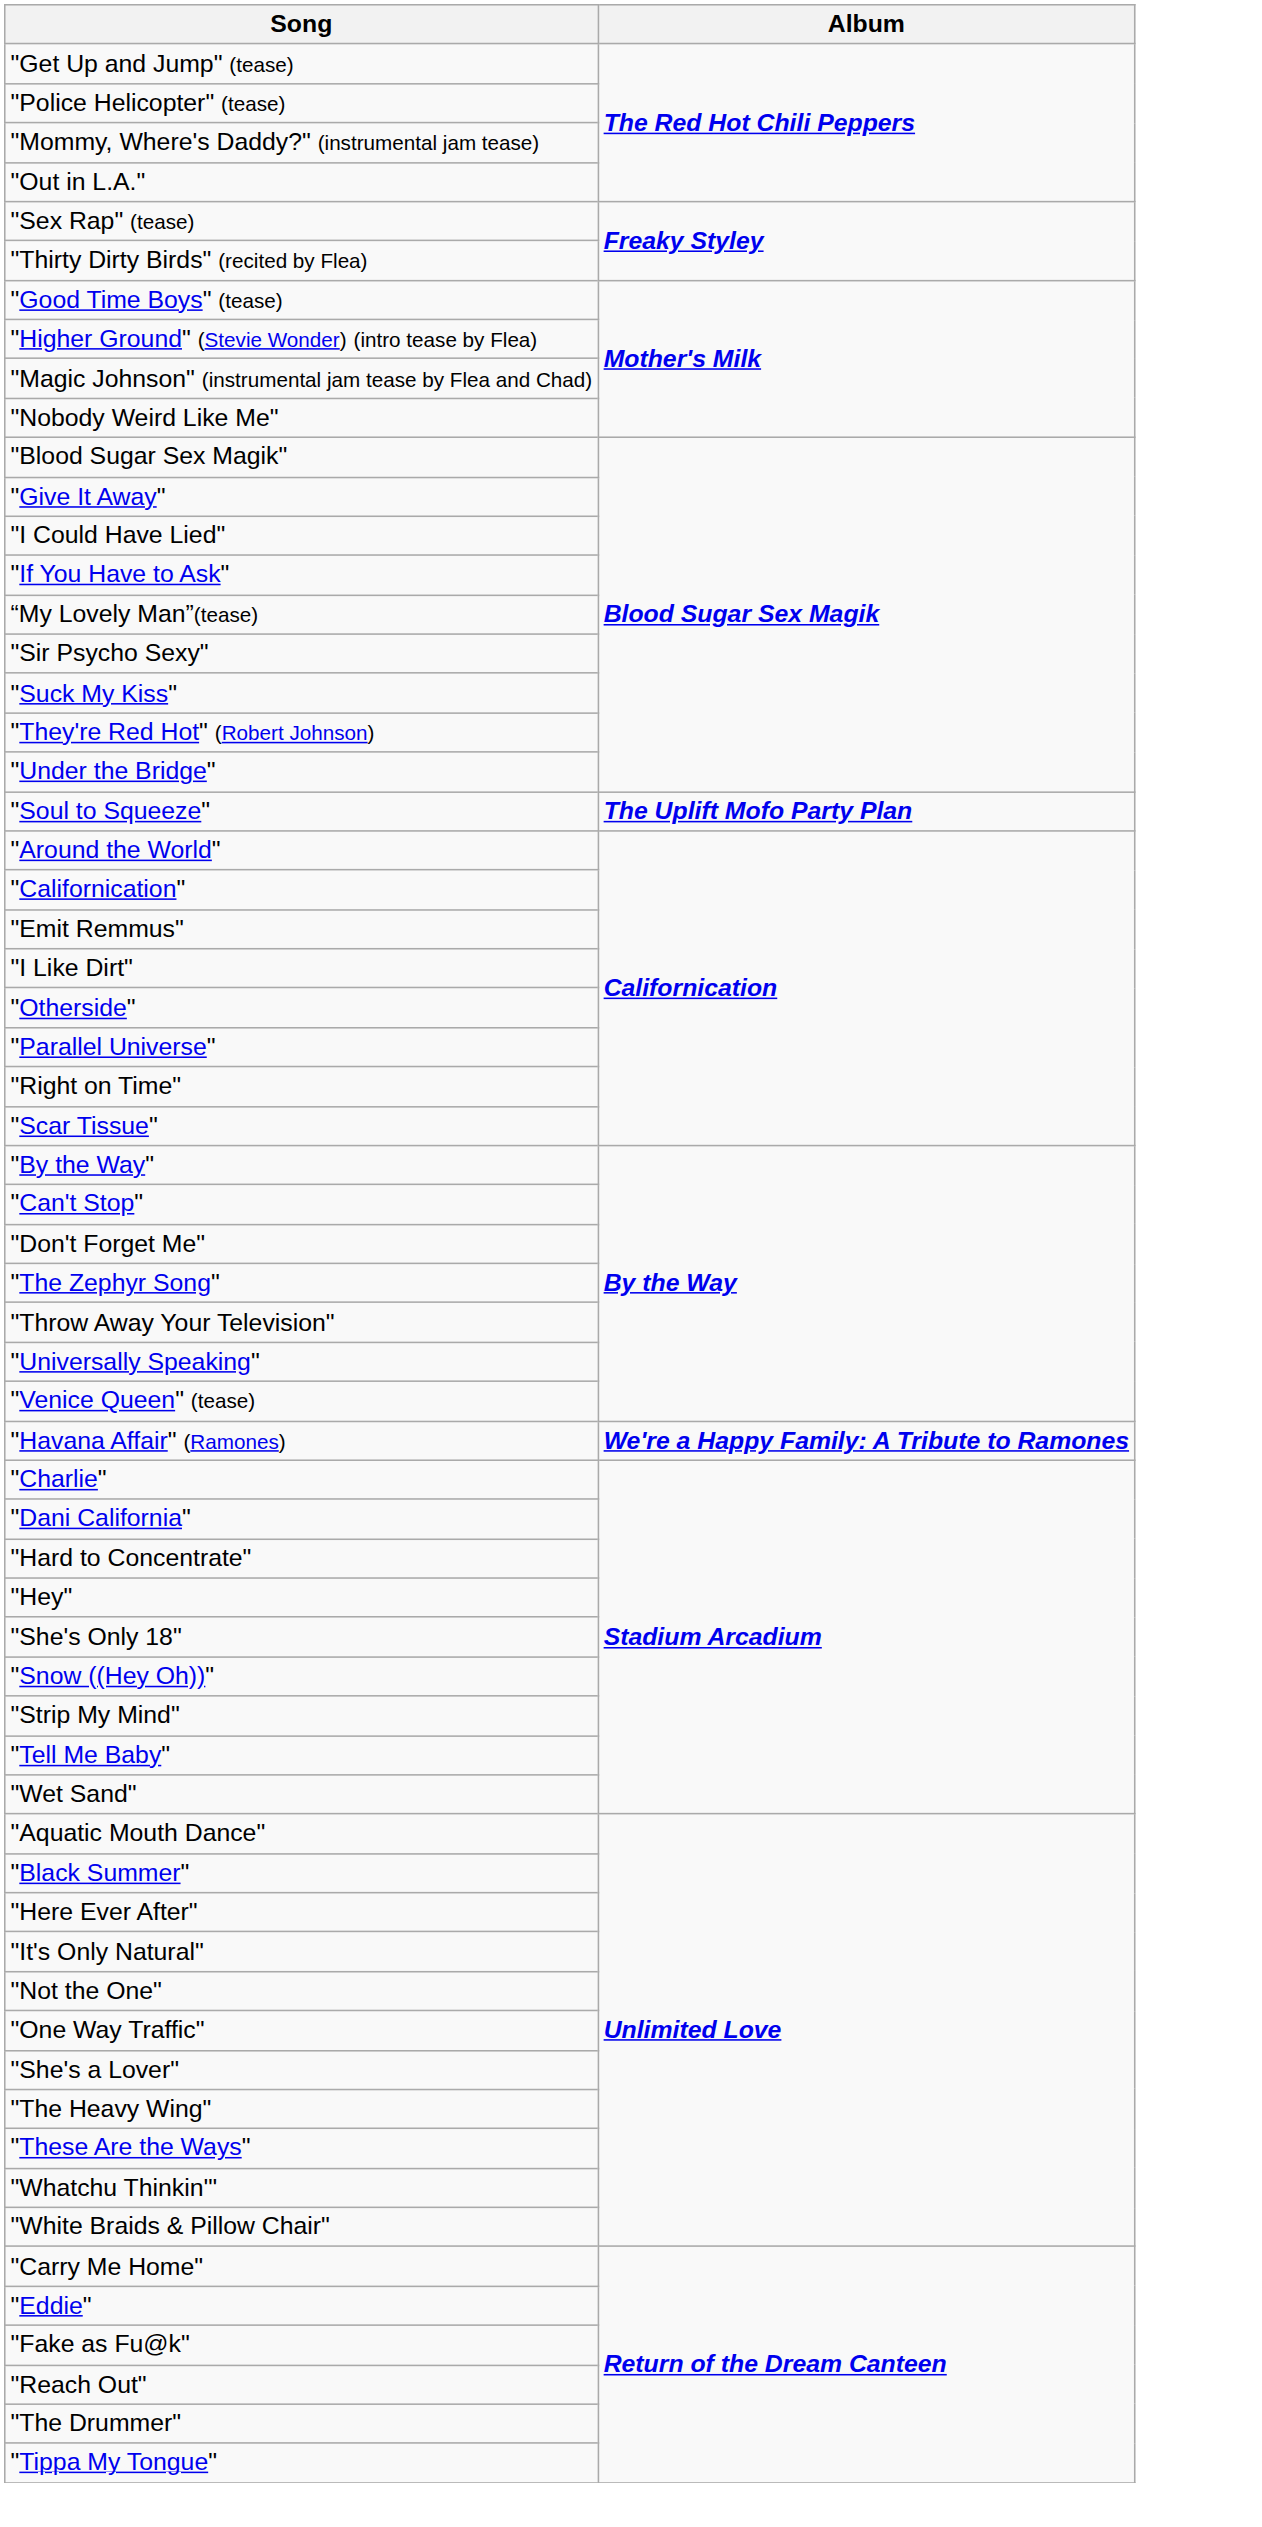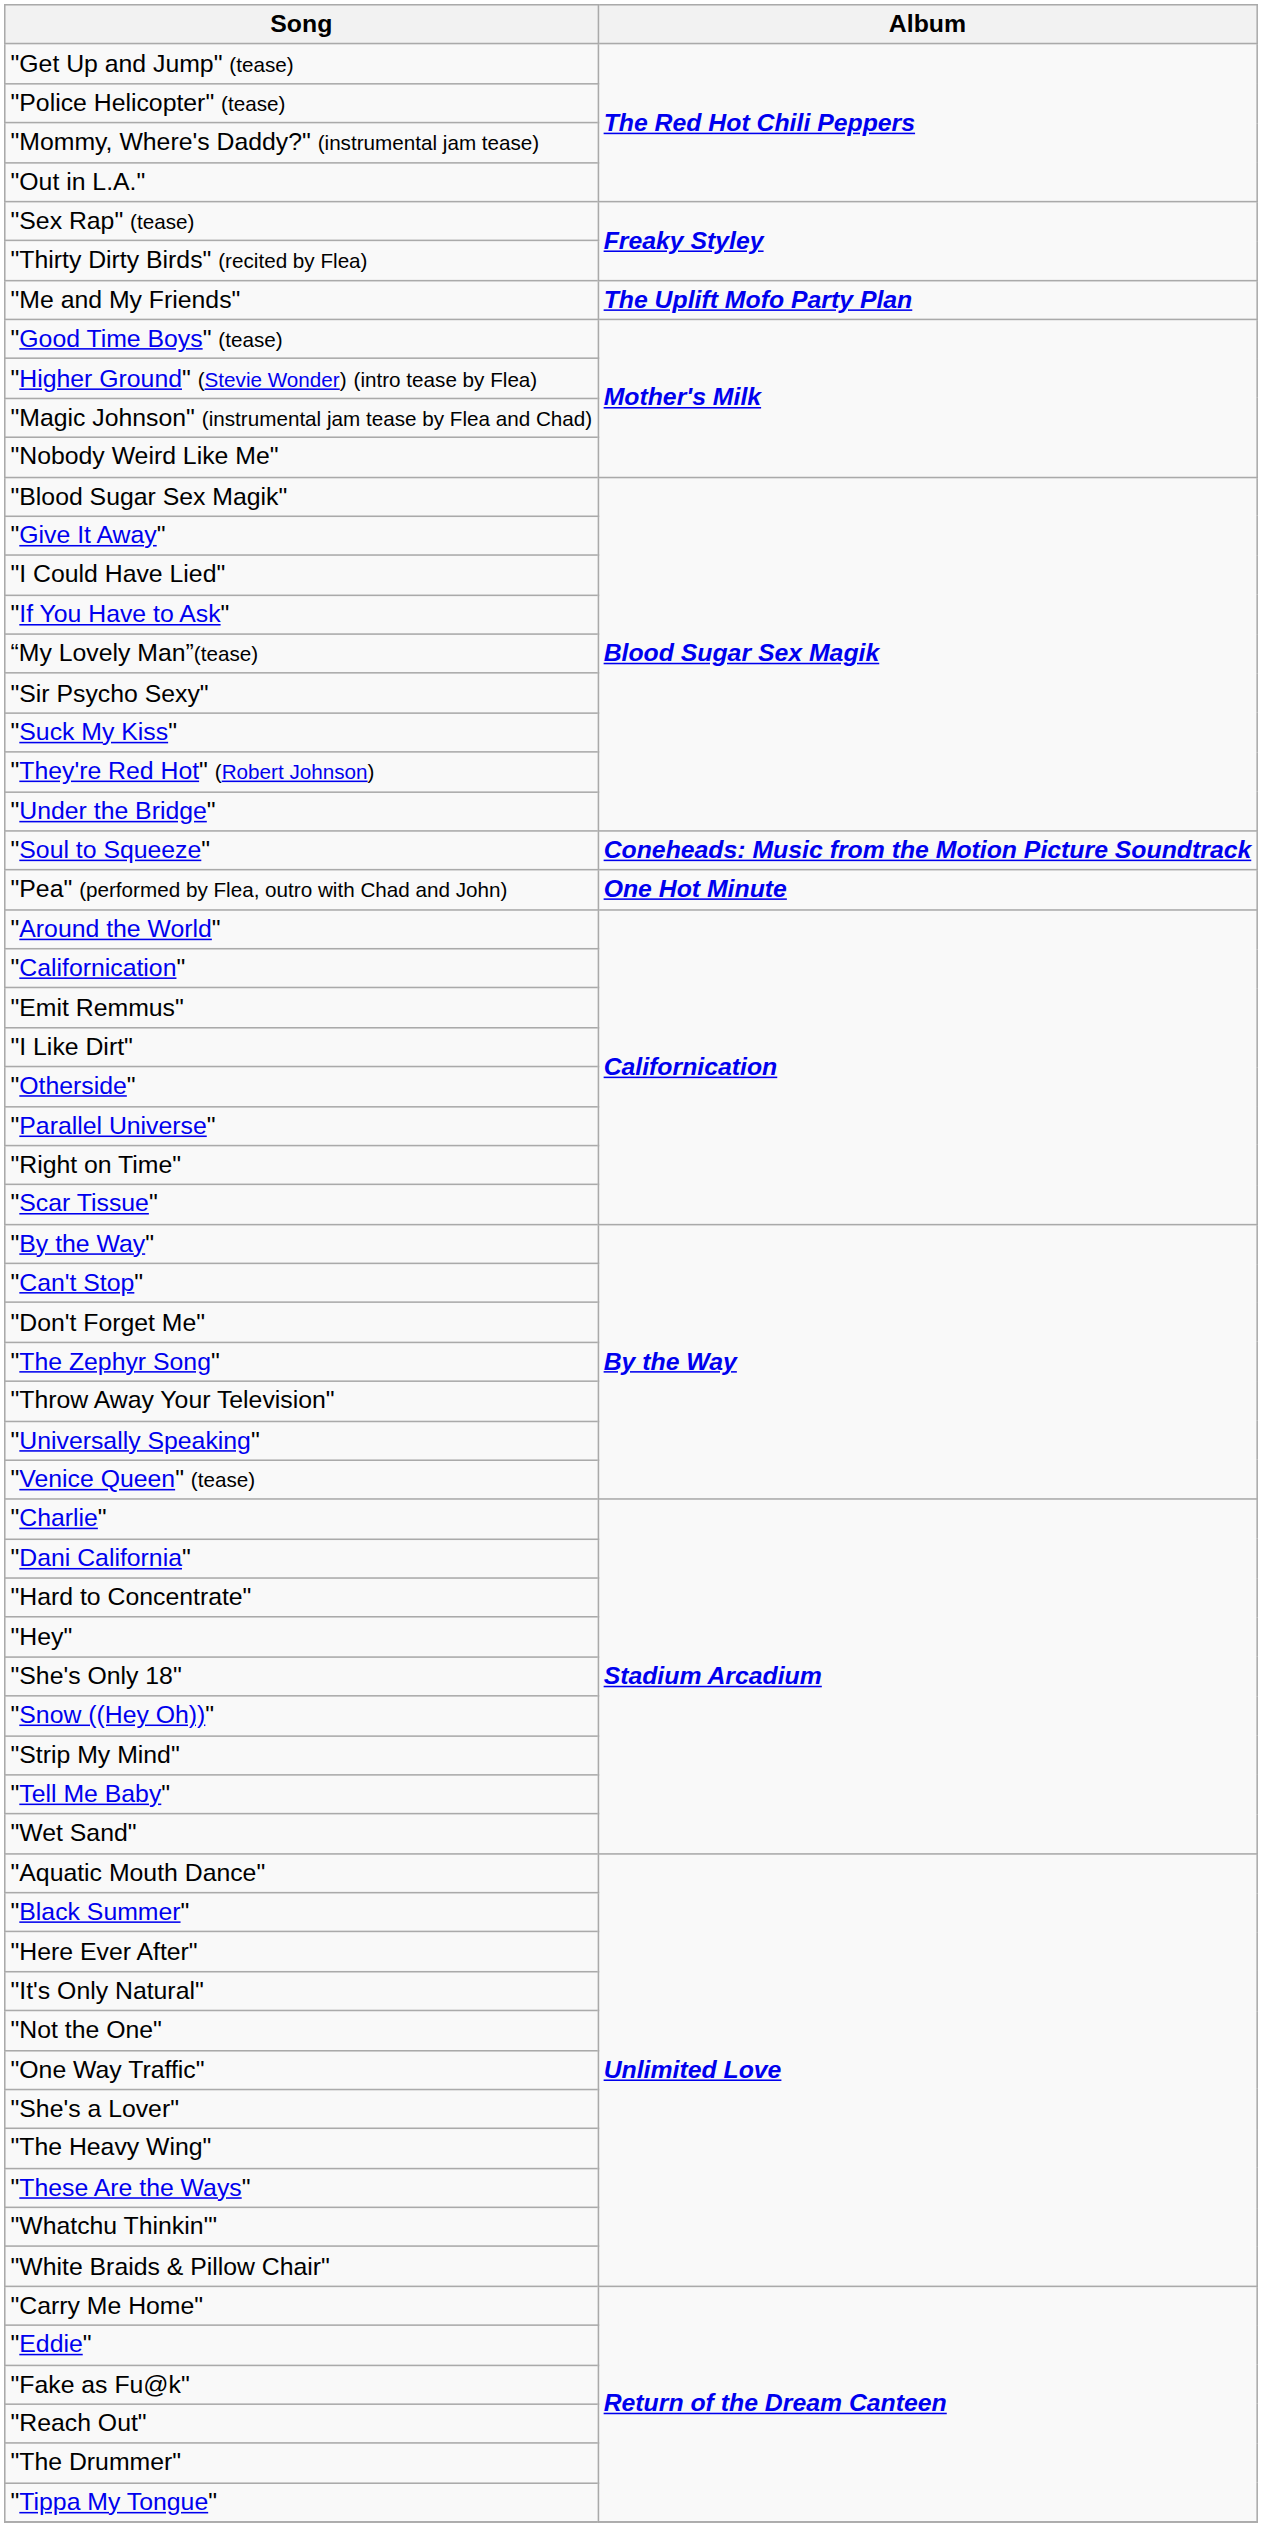+ row: (125, 299)
(758, 810) The Uplift Mofo Party Plan -> (927, 850) Coneheads: Music from the Motion Picture Soundtrack
+ row: (259, 889)
- row: (148, 1440)
